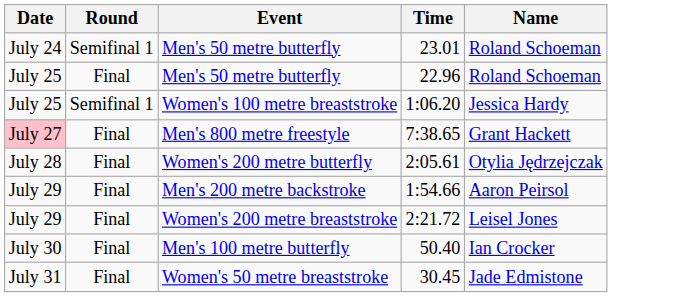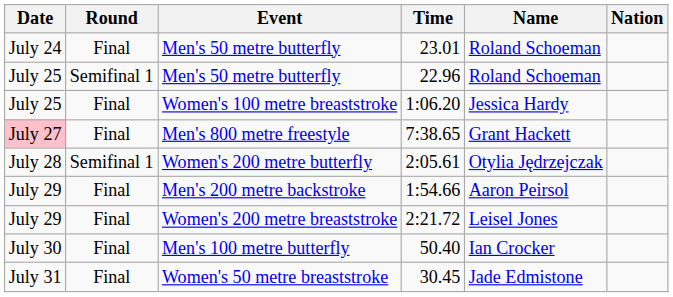+ column: (637, 18)
(112, 47) Semifinal 1 -> (112, 47) Final
(112, 76) Final -> (112, 76) Semifinal 1
(112, 104) Semifinal 1 -> (112, 104) Final
(112, 162) Final -> (112, 162) Semifinal 1
